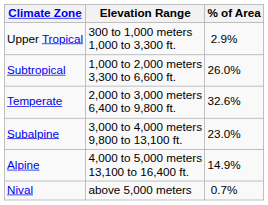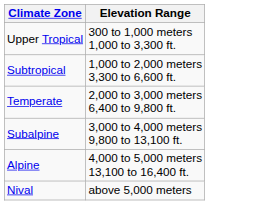- column: (234, 13)
